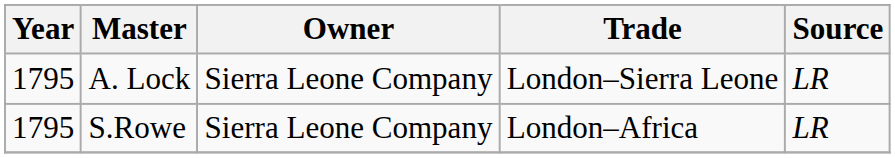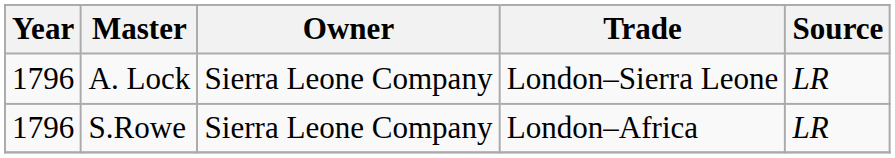(43, 78) 1795 -> (43, 78) 1796
(43, 127) 1795 -> (43, 127) 1796
